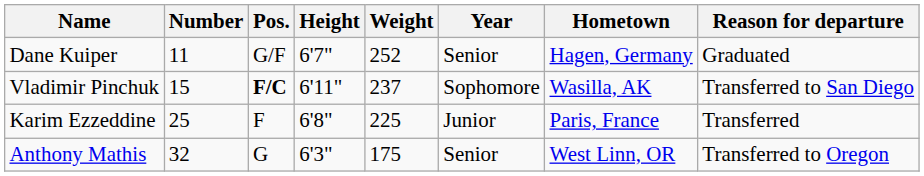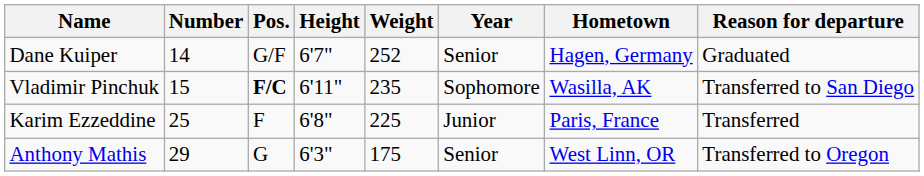(179, 54) 11 -> (179, 54) 14
(385, 87) 237 -> (385, 87) 235
(179, 154) 32 -> (179, 154) 29
